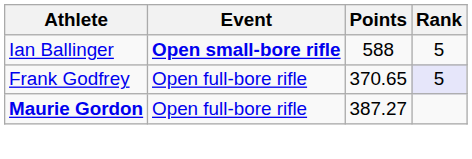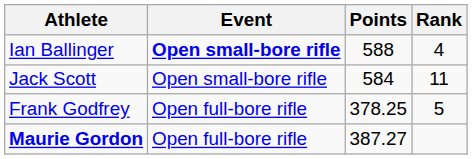(439, 50) 5 -> (439, 50) 4
+ row: (53, 80)
(378, 80) 370.65 -> (378, 109) 378.25
(439, 80) lavender background -> (439, 109) no background
